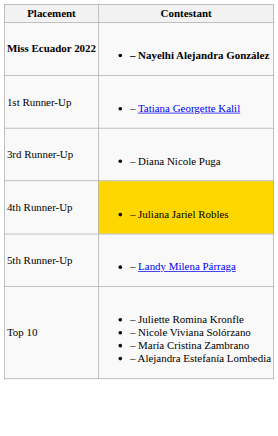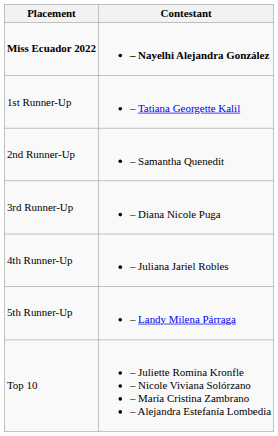+ row: (41, 154)
(186, 214) gold background -> (186, 267) no background
